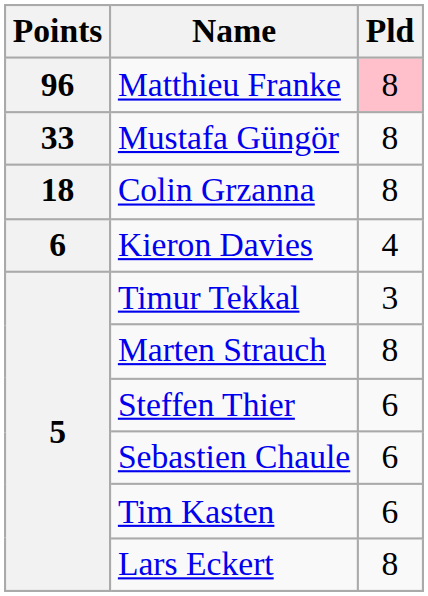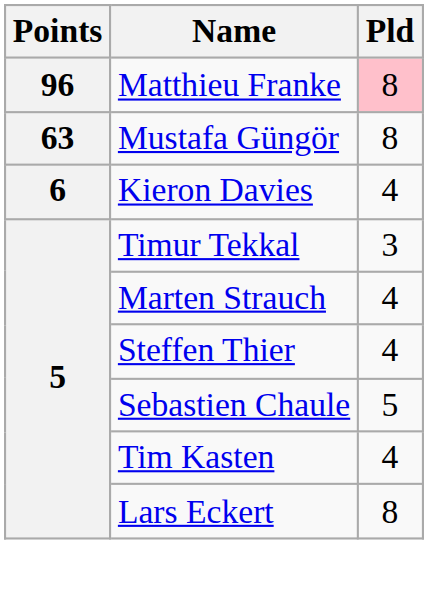(58, 137) 33 -> (58, 137) 63
- row: (216, 191)
(390, 350) 8 -> (390, 297) 4
(390, 404) 6 -> (390, 350) 4
(390, 457) 6 -> (390, 404) 5
(390, 510) 6 -> (390, 457) 4
